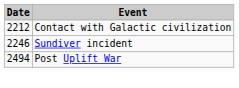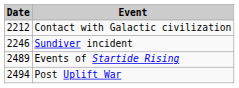+ row: (107, 59)
